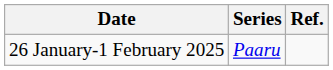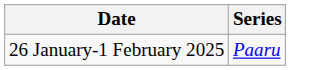- column: (307, 19)
